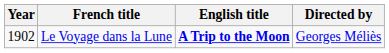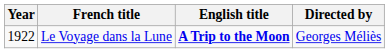(21, 36) 1902 -> (21, 36) 1922
